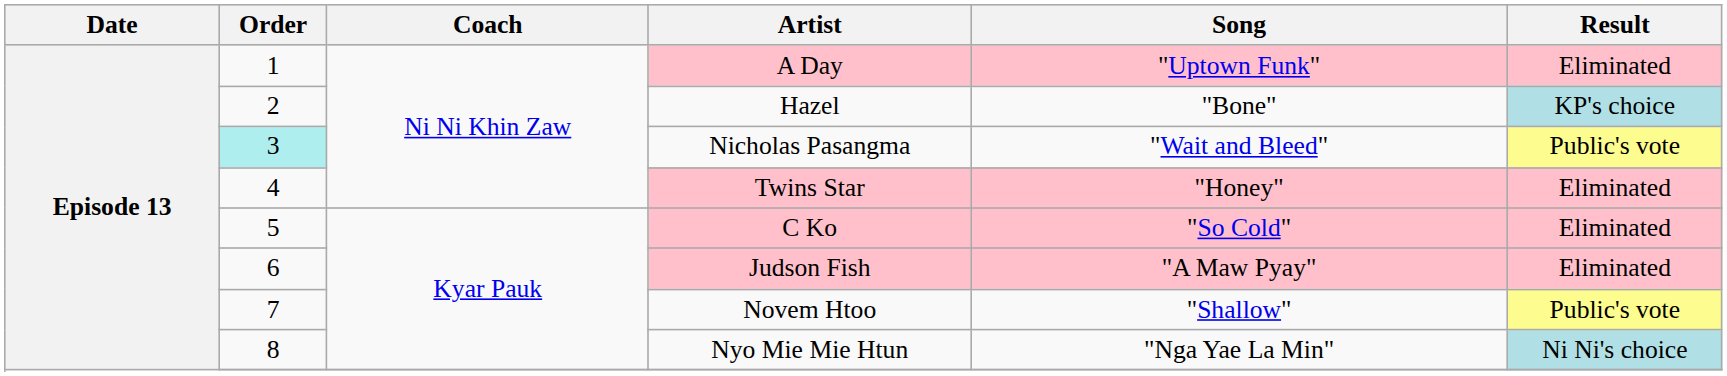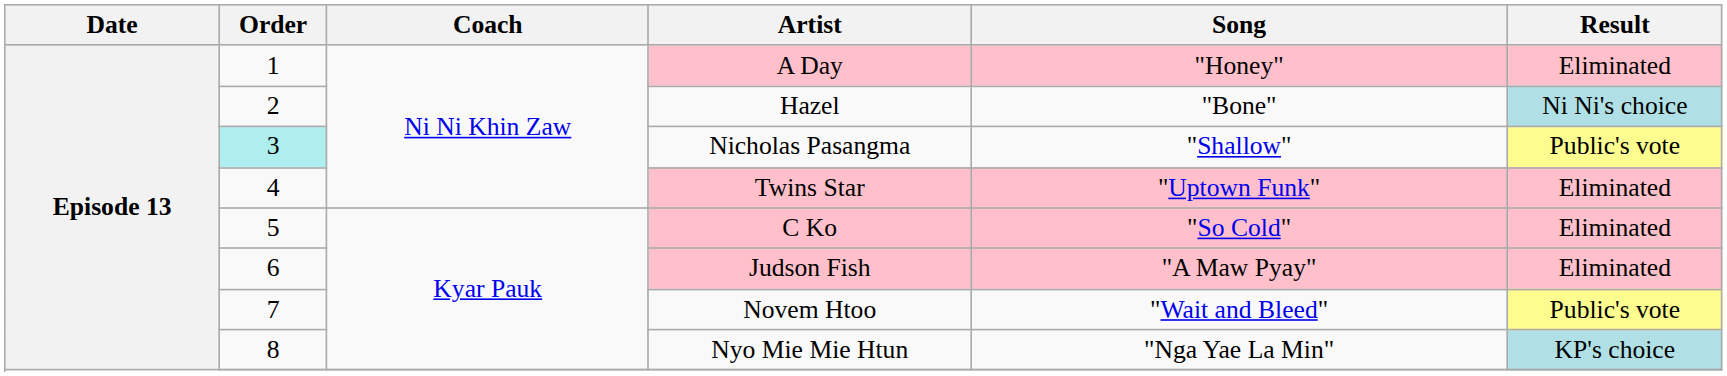(1239, 65) "Uptown Funk" -> (1239, 65) "Honey"
(1615, 106) KP's choice -> (1615, 106) Ni Ni's choice
(1239, 146) "Wait and Bleed" -> (1239, 146) "Shallow"
(1239, 187) "Honey" -> (1239, 187) "Uptown Funk"
(1239, 308) "Shallow" -> (1239, 308) "Wait and Bleed"
(1615, 349) Ni Ni's choice -> (1615, 349) KP's choice
